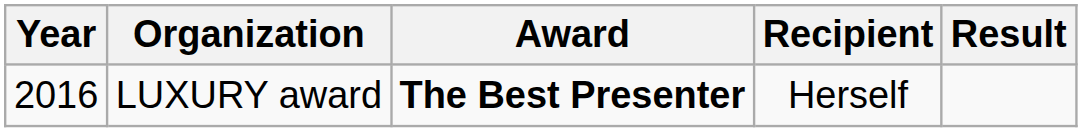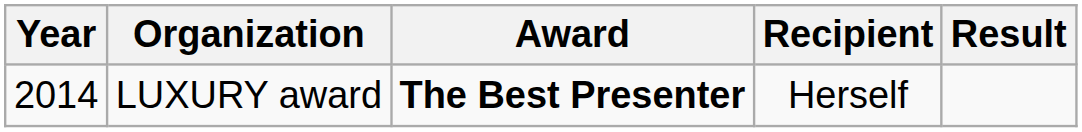(56, 94) 2016 -> (56, 94) 2014
